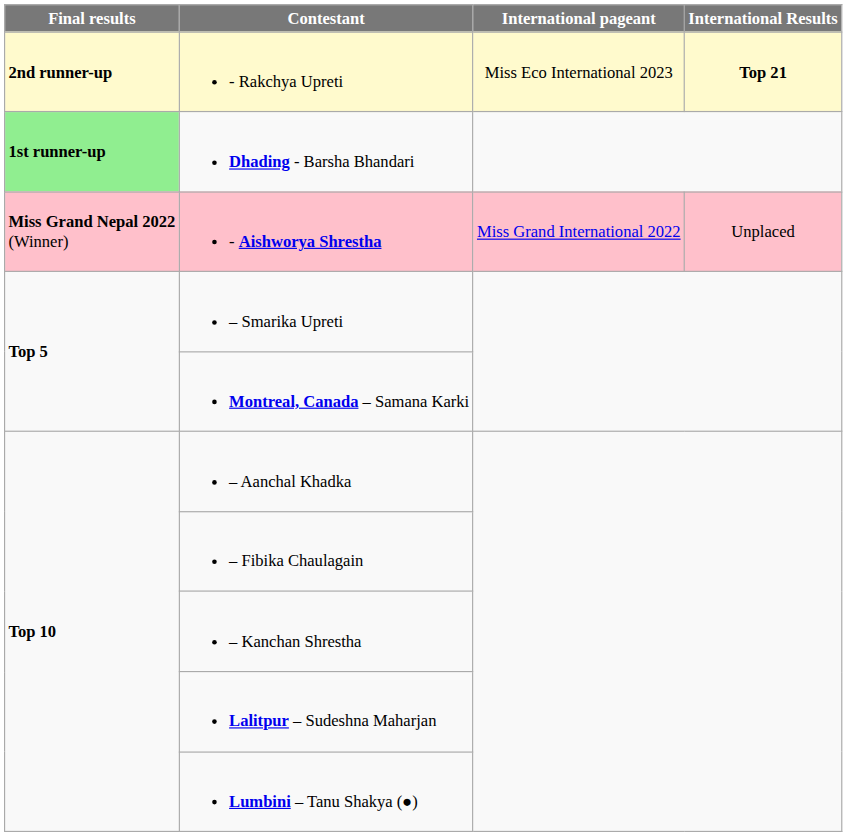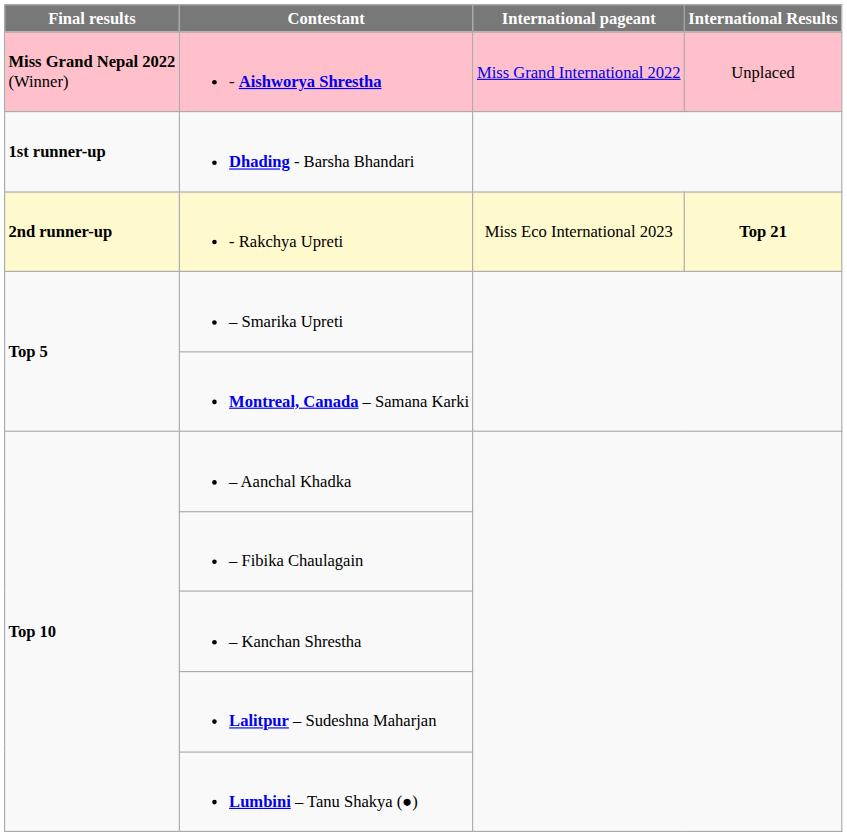rows swapped: (326, 242) <-> (326, 82)
(57, 152) lightgreen background -> (57, 152) no background
